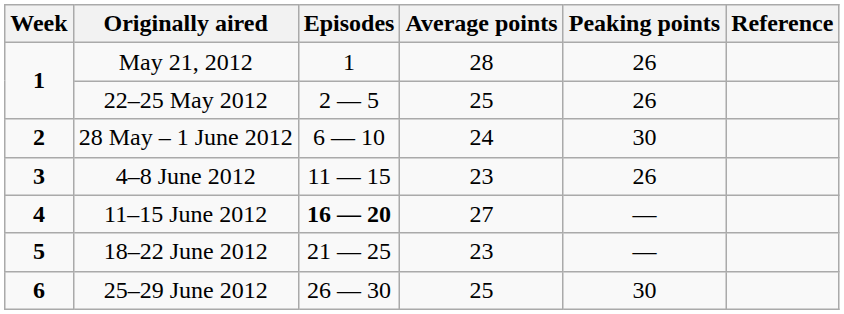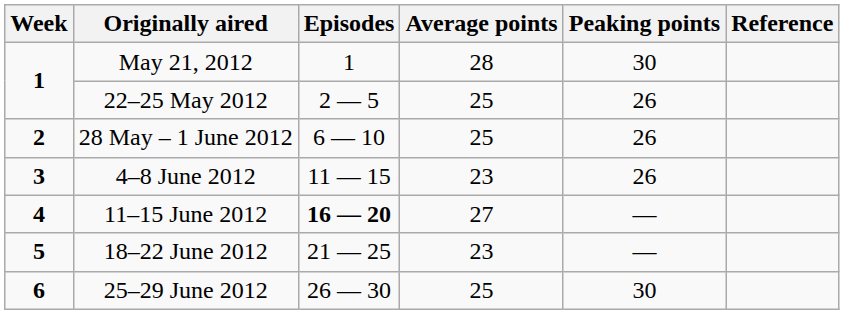(644, 61) 26 -> (644, 61) 30
(482, 137) 24 -> (482, 137) 25
(644, 137) 30 -> (644, 137) 26
